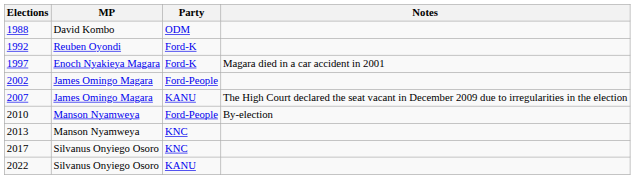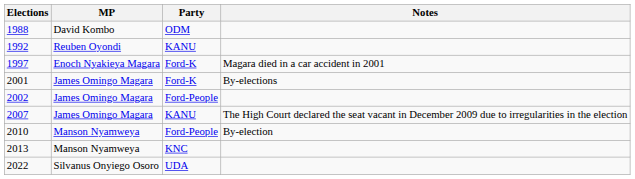(181, 47) Ford-K -> (180, 47) KANU
+ row: (18, 81)
- row: (18, 149)
(180, 166) KANU -> (177, 166) UDA
